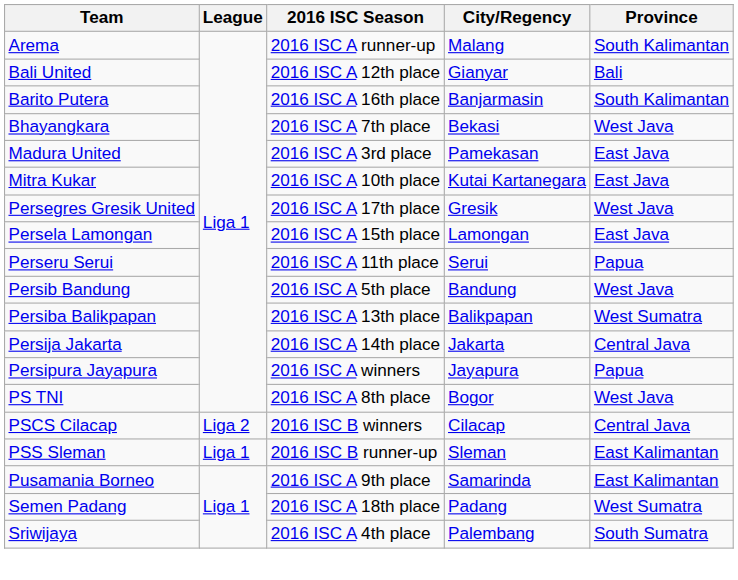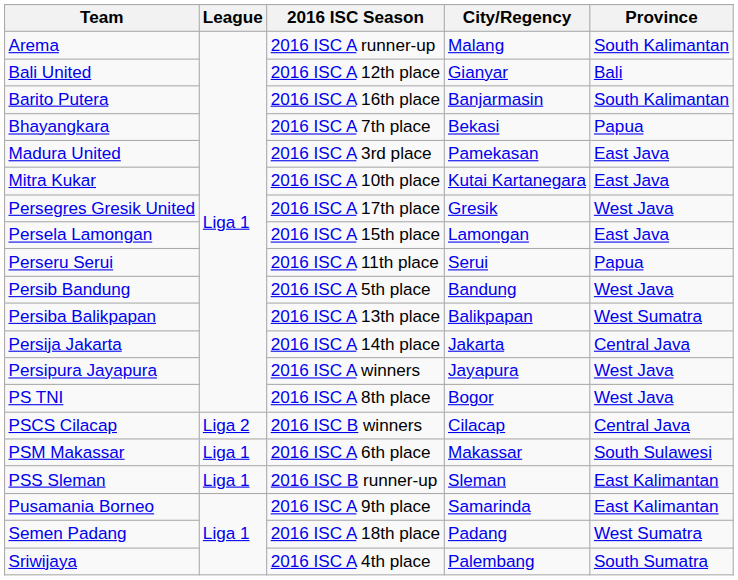(634, 126) West Java -> (619, 126) Papua
(619, 371) Papua -> (634, 371) West Java
+ row: (67, 452)
